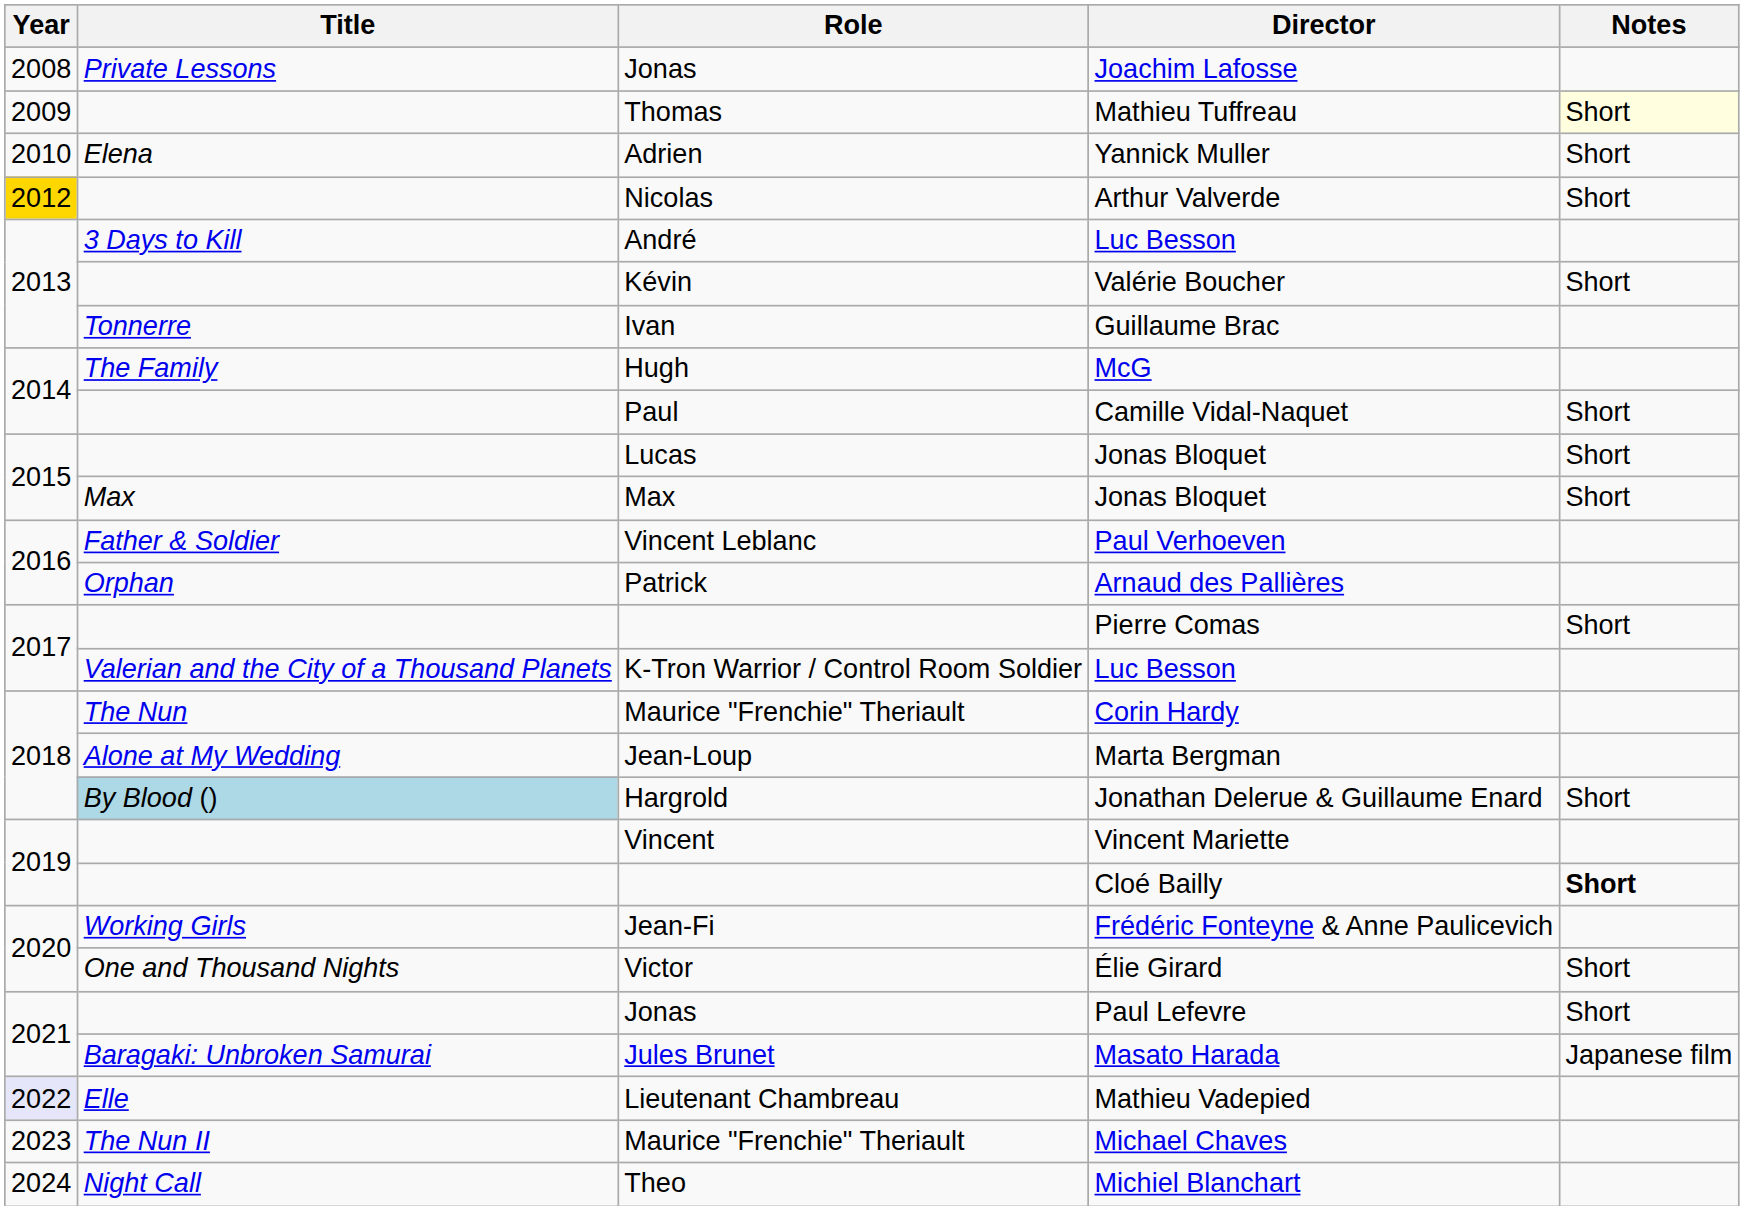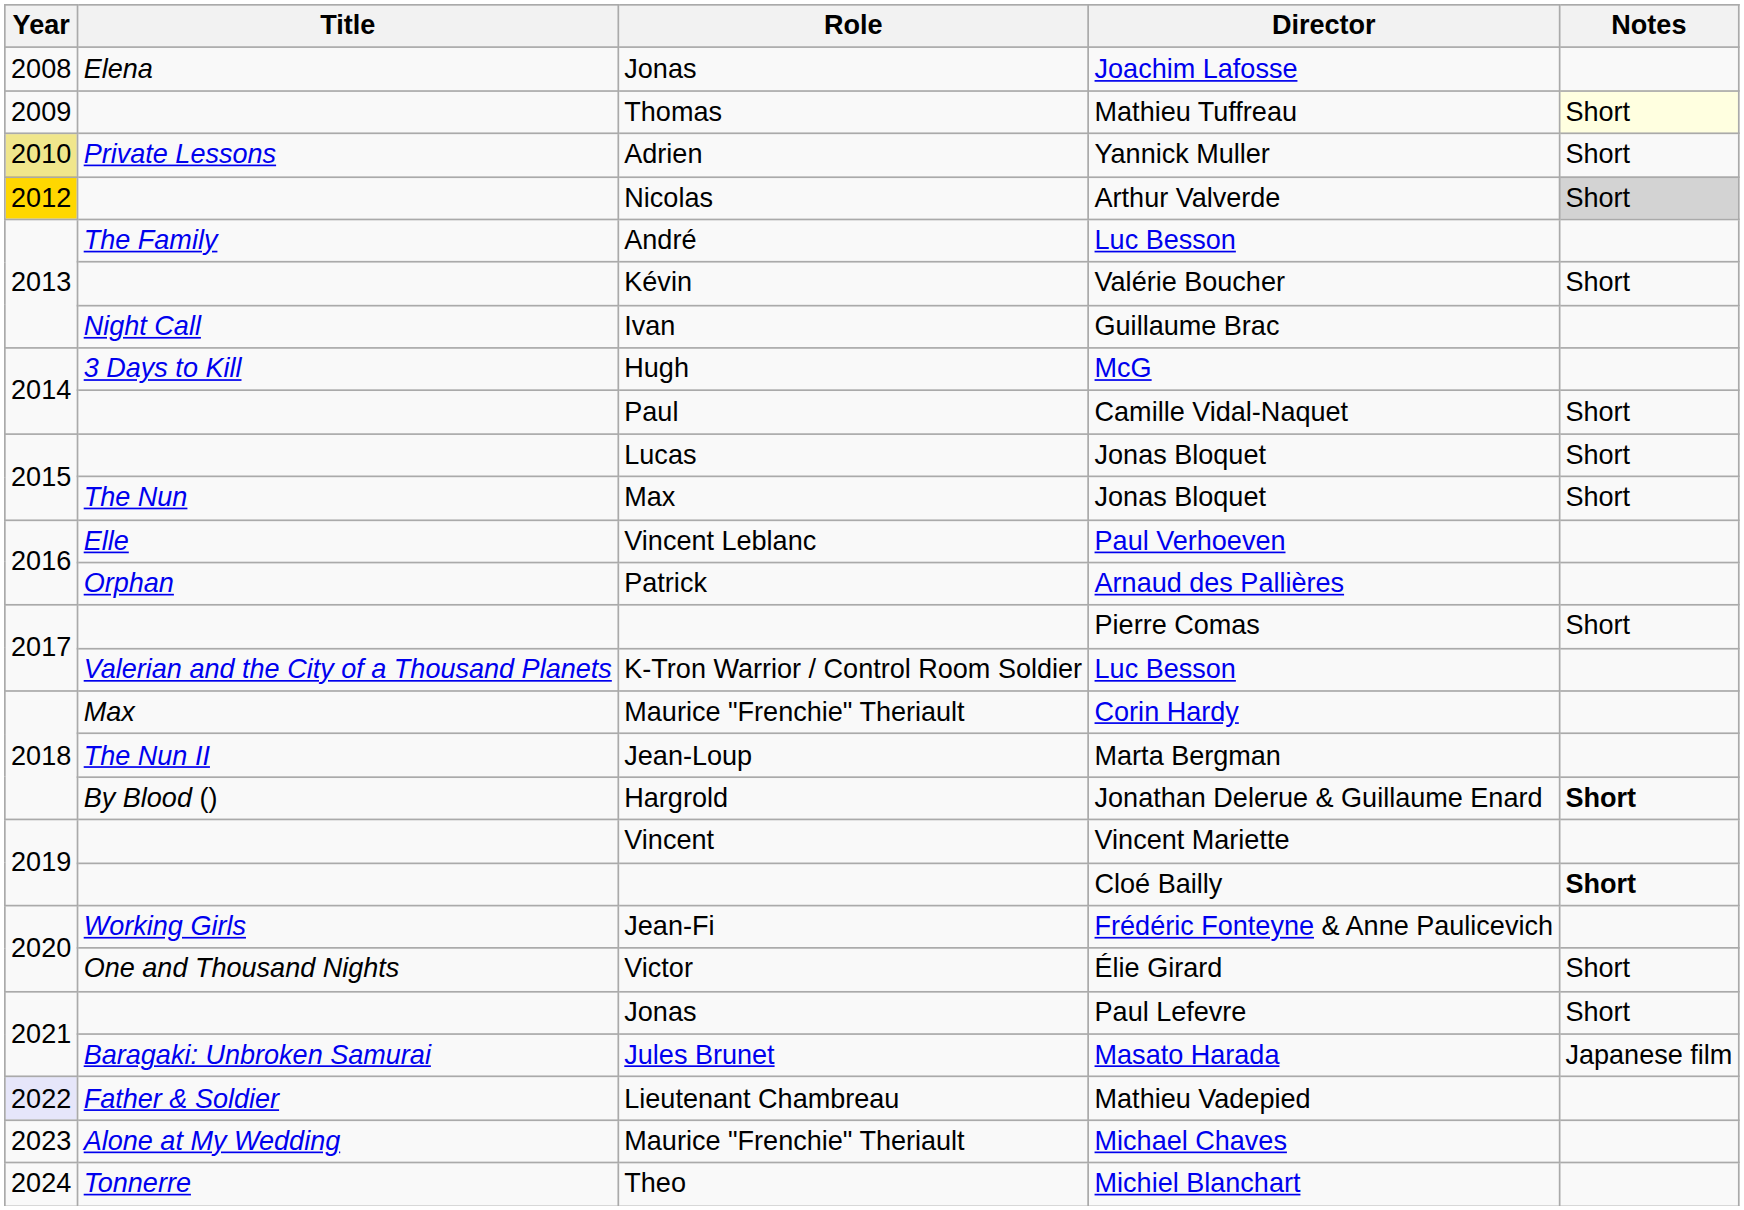(180, 68) Private Lessons -> (118, 68) Elena
(41, 154) no background -> (41, 154) khaki background
(118, 154) Elena -> (180, 154) Private Lessons
(1598, 197) no background -> (1598, 197) lightgrey background
(163, 240) 3 Days to Kill -> (151, 240) The Family
(137, 326) Tonnerre -> (142, 326) Night Call
(151, 369) The Family -> (163, 369) 3 Days to Kill
(109, 497) Max -> (136, 497) The Nun
(181, 540) Father & Soldier -> (106, 540) Elle
(136, 712) The Nun -> (109, 712) Max
(212, 754) Alone at My Wedding -> (147, 754) The Nun II
(151, 797) lightblue background -> (151, 797) no background
(1598, 797) normal -> (1601, 797) bold
(106, 1098) Elle -> (181, 1098) Father & Soldier
(147, 1140) The Nun II -> (212, 1140) Alone at My Wedding
(142, 1183) Night Call -> (137, 1183) Tonnerre
